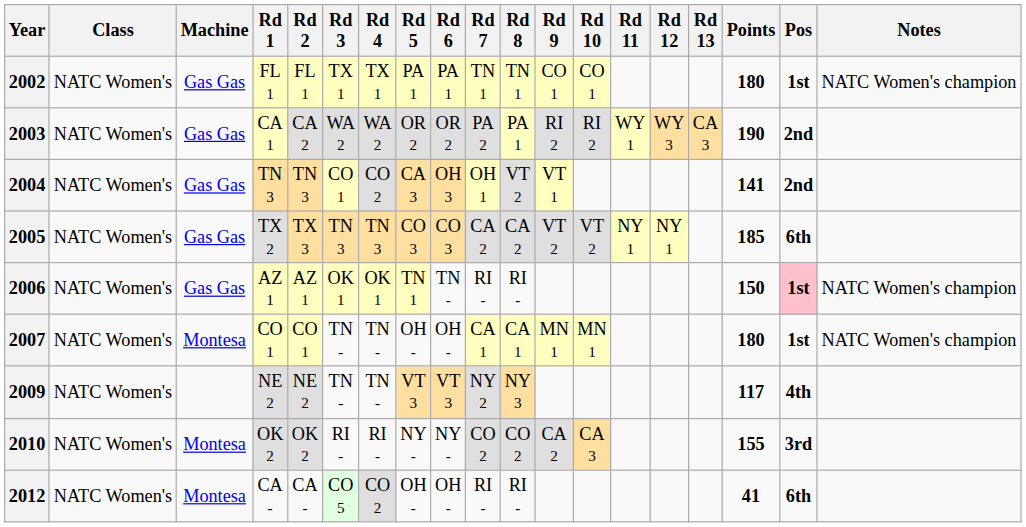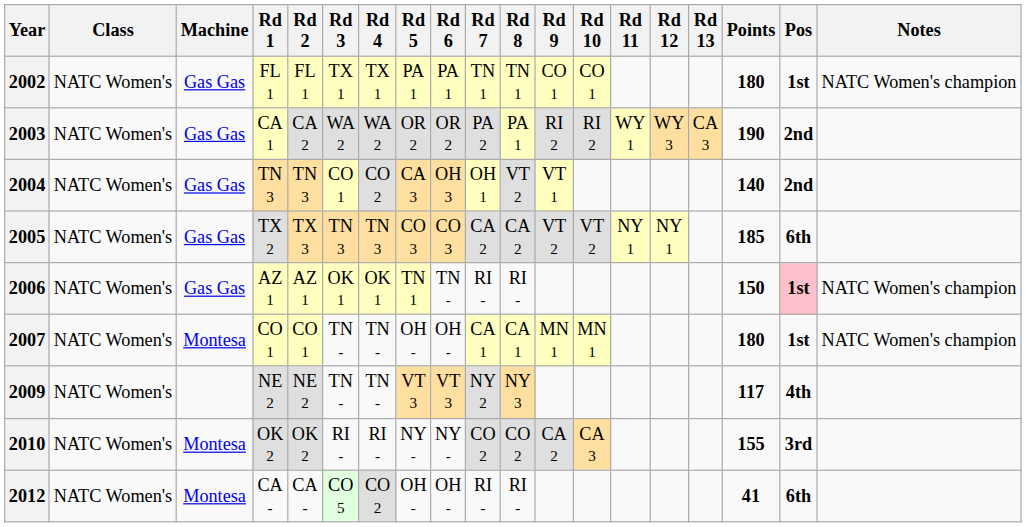(751, 185) 141 -> (751, 185) 140
